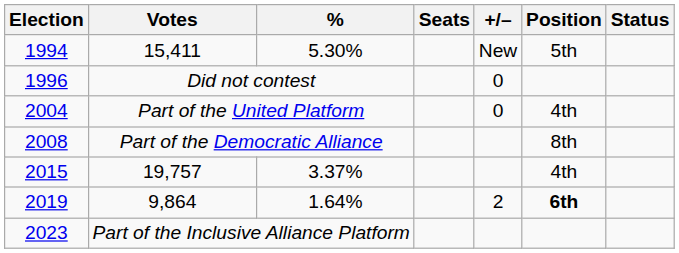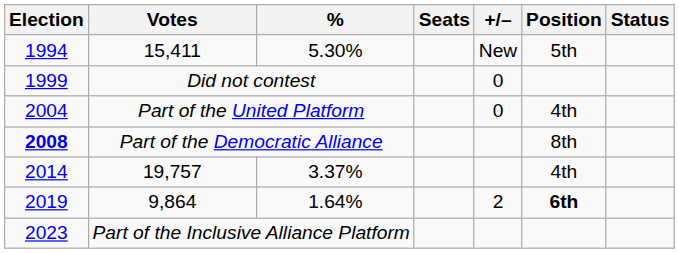(46, 80) 1996 -> (46, 80) 1999
(46, 141) normal -> (46, 141) bold
(46, 171) 2015 -> (46, 171) 2014
